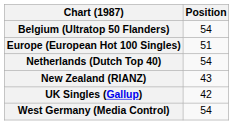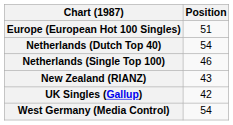- row: (94, 29)
+ row: (94, 62)
